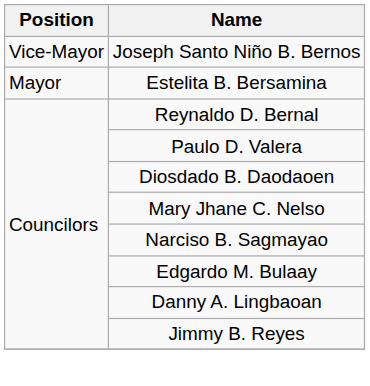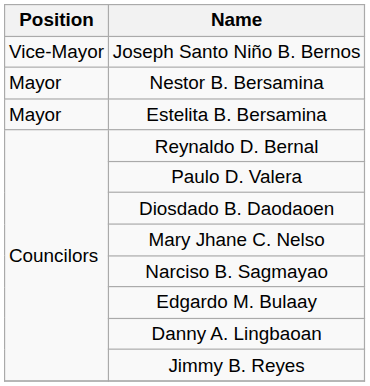+ row: (237, 83)
